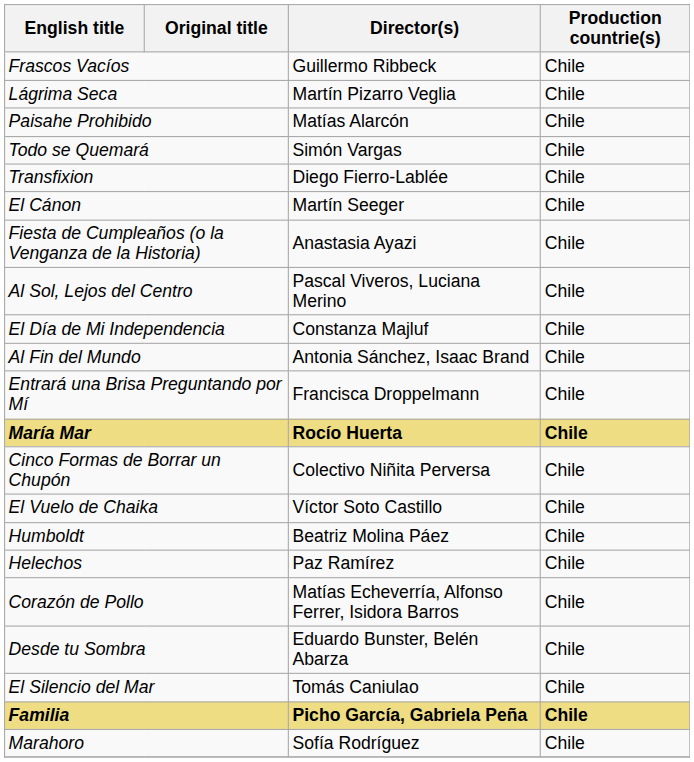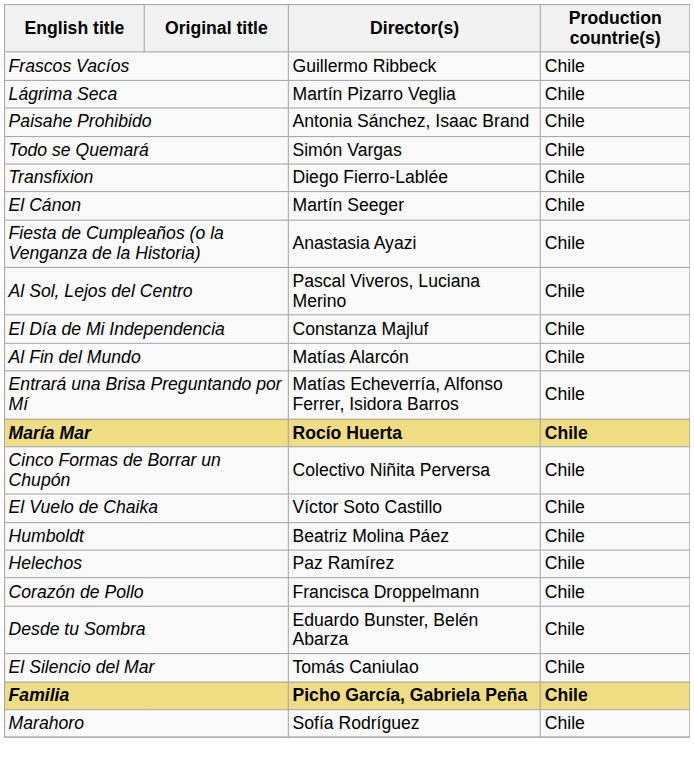(351, 121) Matías Alarcón -> (411, 121) Antonia Sánchez, Isaac Brand
(411, 356) Antonia Sánchez, Isaac Brand -> (351, 356) Matías Alarcón
(386, 394) Francisca Droppelmann -> (398, 394) Matías Echeverría, Alfonso Ferrer, Isidora Barros
(398, 601) Matías Echeverría, Alfonso Ferrer, Isidora Barros -> (386, 591) Francisca Droppelmann
